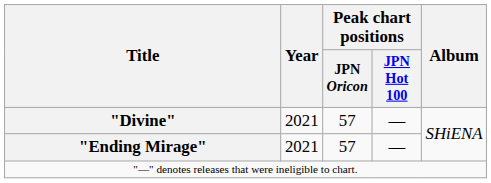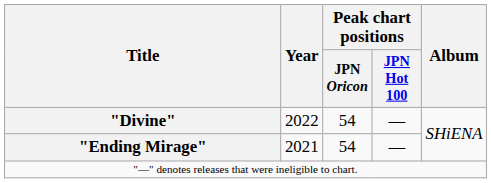(302, 120) 2021 -> (302, 120) 2022
(347, 120) 57 -> (347, 120) 54
(347, 147) 57 -> (347, 147) 54
